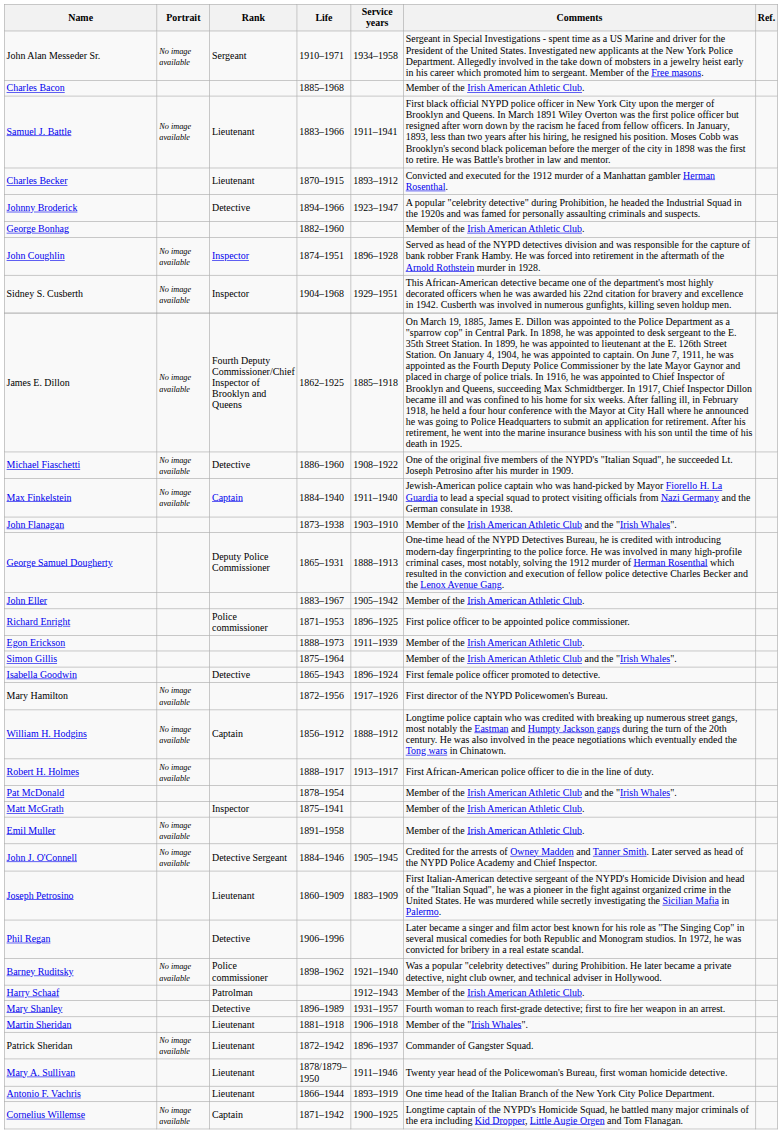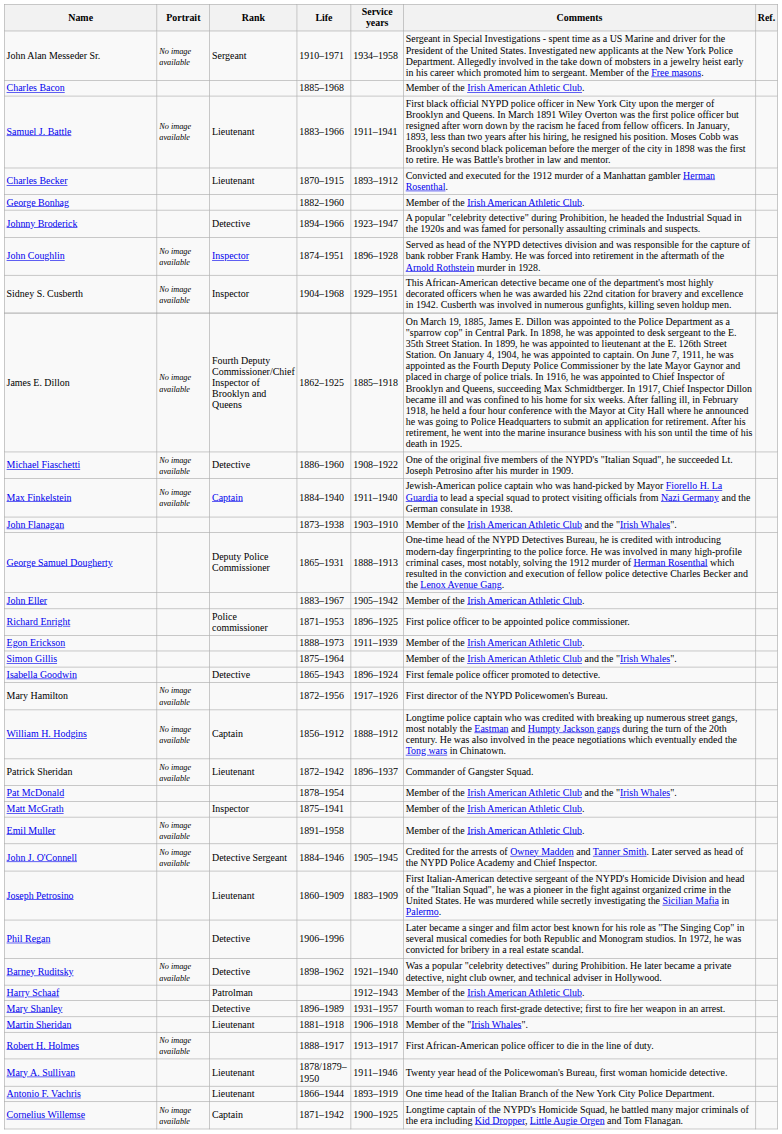rows swapped: (38, 229) <-> (42, 208)
rows swapped: (43, 772) <-> (40, 1045)
(240, 971) Police commissioner -> (231, 971) Detective
